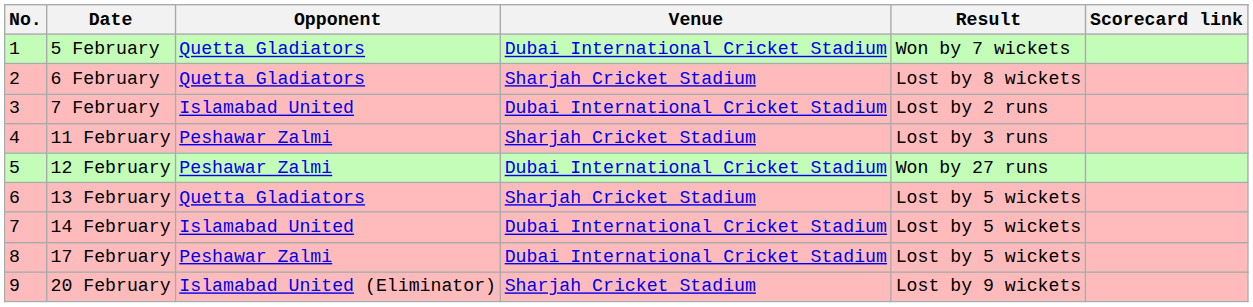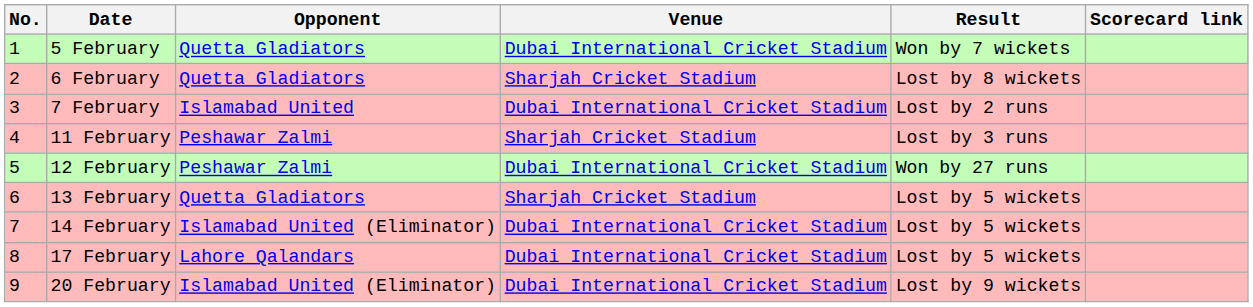(267, 227) Islamabad United -> (338, 227) Islamabad United (Eliminator)
(256, 257) Peshawar Zalmi -> (267, 257) Lahore Qalandars
(630, 286) Sharjah Cricket Stadium -> (696, 286) Dubai International Cricket Stadium
